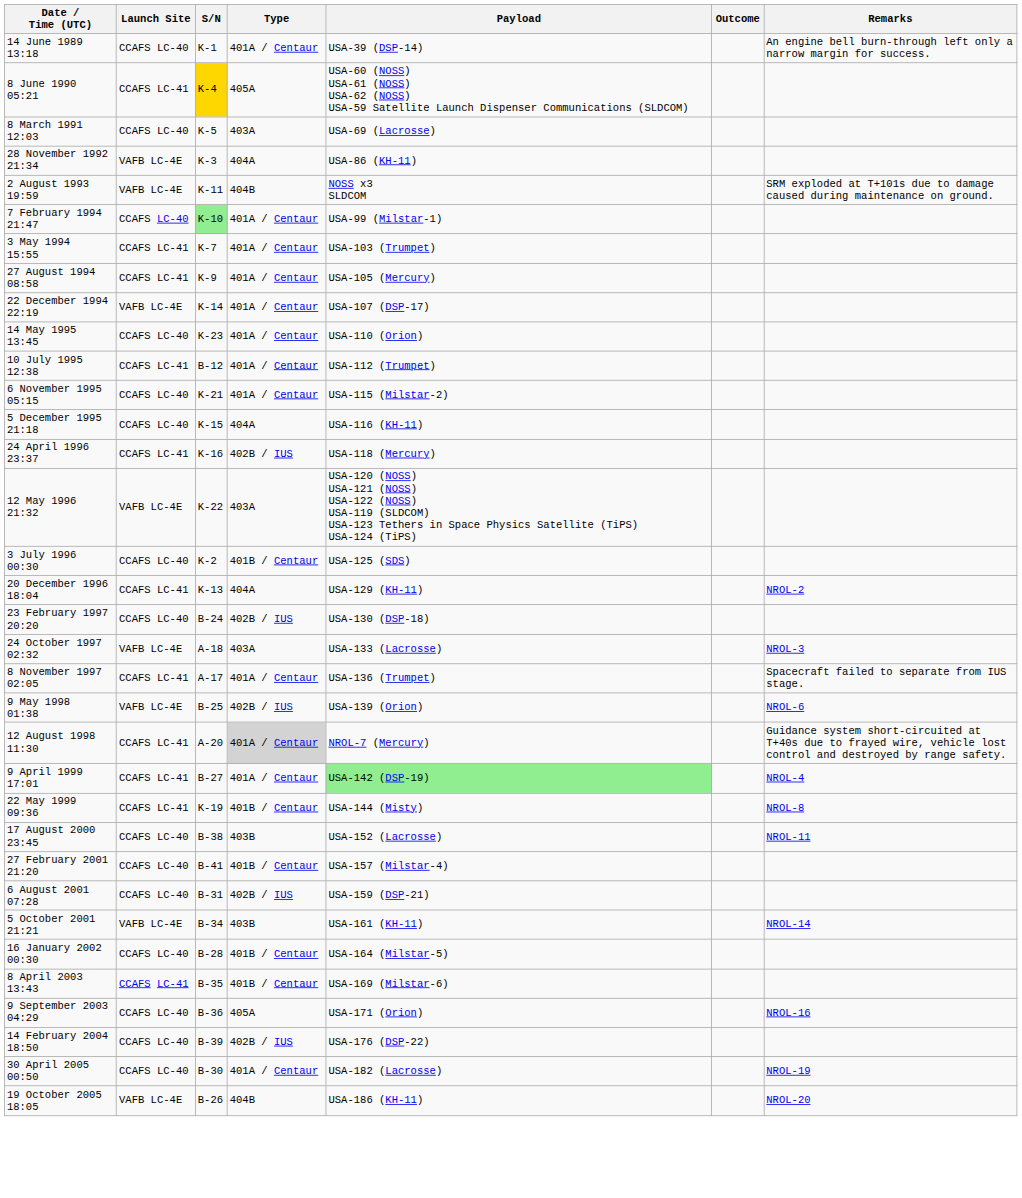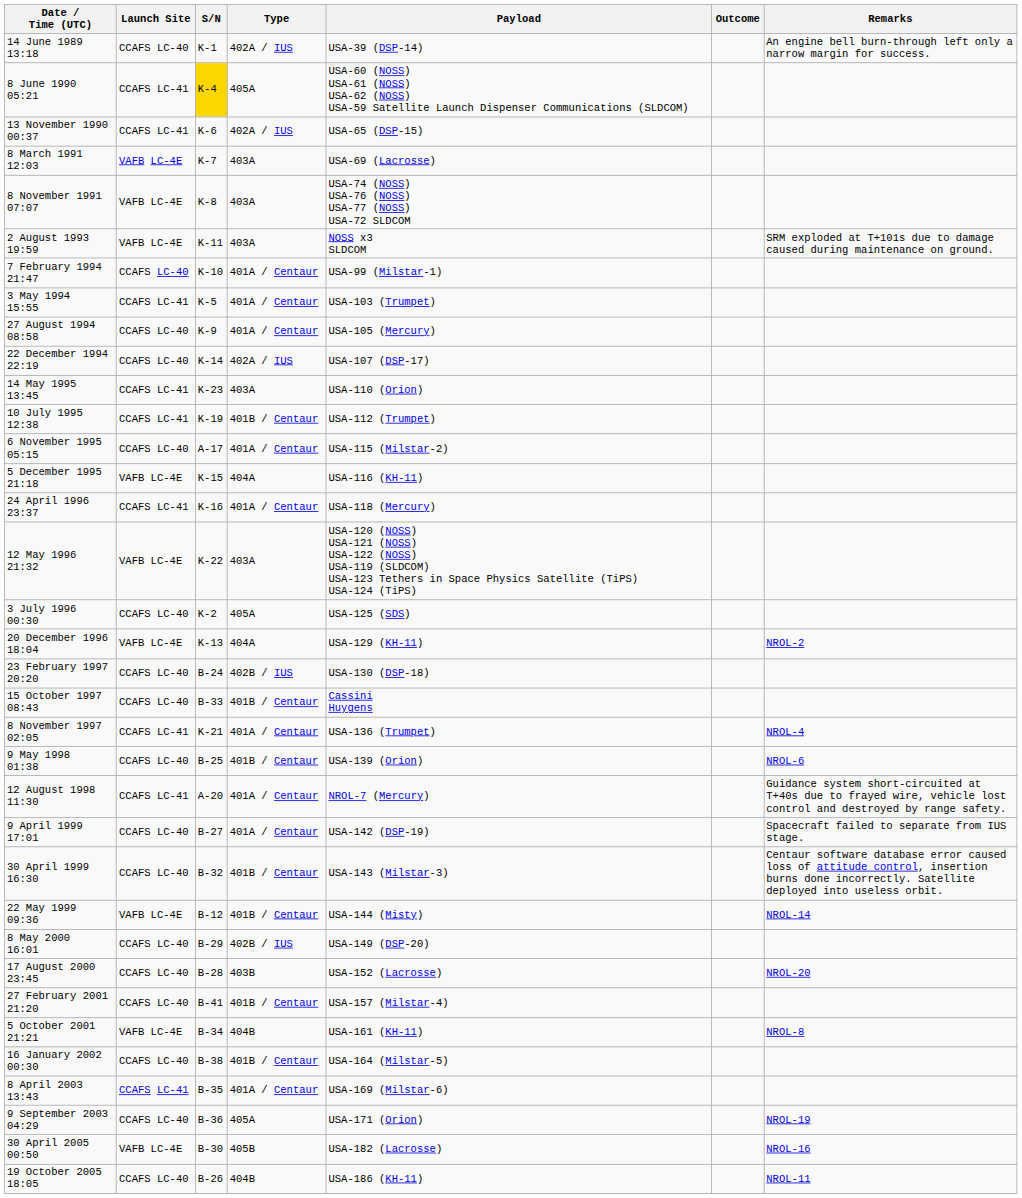(274, 48) 401A / Centaur -> (261, 48) 402A / IUS
+ row: (57, 131)
(154, 131) CCAFS LC-40 -> (151, 161) VAFB LC-4E
(207, 131) K-5 -> (207, 161) K-7
+ row: (54, 202)
- row: (57, 161)
(242, 190) 404B -> (242, 244) 403A
(210, 219) lightgreen background -> (210, 273) no background
(207, 249) K-7 -> (207, 302) K-5
(154, 278) CCAFS LC-41 -> (154, 331) CCAFS LC-40
(151, 307) VAFB LC-4E -> (154, 361) CCAFS LC-40
(274, 307) 401A / Centaur -> (261, 361) 402A / IUS
(154, 336) CCAFS LC-40 -> (154, 390) CCAFS LC-41
(274, 336) 401A / Centaur -> (242, 390) 403A
(210, 366) B-12 -> (210, 419) K-19
(274, 366) 401A / Centaur -> (274, 419) 401B / Centaur
(210, 395) K-21 -> (210, 449) A-17
(154, 424) CCAFS LC-40 -> (151, 478) VAFB LC-4E
(261, 454) 402B / IUS -> (274, 507) 401A / Centaur
(274, 561) 401B / Centaur -> (242, 615) 405A
(154, 590) CCAFS LC-41 -> (151, 644) VAFB LC-4E
+ row: (54, 702)
- row: (54, 649)
(210, 678) A-17 -> (210, 732) K-21
(886, 678) Spacecraft failed to separate from IUS stage. -> (785, 732) NROL-4
(151, 708) VAFB LC-4E -> (154, 761) CCAFS LC-40
(261, 708) 402B / IUS -> (274, 761) 401B / Centaur
(274, 743) lightgrey background -> (274, 797) no background
(154, 778) CCAFS LC-41 -> (154, 832) CCAFS LC-40
(379, 778) lightgreen background -> (379, 832) no background
(785, 778) NROL-4 -> (886, 832) Spacecraft failed to separate from IUS stage.
+ row: (48, 873)
(154, 808) CCAFS LC-41 -> (151, 915) VAFB LC-4E
(210, 808) K-19 -> (210, 915) B-12
(785, 808) NROL-8 -> (788, 915) NROL-14
+ row: (39, 944)
(210, 837) B-38 -> (210, 973) B-28
(788, 837) NROL-11 -> (788, 973) NROL-20
- row: (48, 896)
(242, 925) 403B -> (242, 1032) 404B
(788, 925) NROL-14 -> (785, 1032) NROL-8
(210, 954) B-28 -> (210, 1061) B-38
(274, 983) 401B / Centaur -> (274, 1091) 401A / Centaur
(788, 1013) NROL-16 -> (788, 1120) NROL-19
- row: (57, 1042)
(154, 1071) CCAFS LC-40 -> (151, 1149) VAFB LC-4E
(274, 1071) 401A / Centaur -> (242, 1149) 405B
(788, 1071) NROL-19 -> (788, 1149) NROL-16
(151, 1101) VAFB LC-4E -> (154, 1179) CCAFS LC-40
(788, 1101) NROL-20 -> (788, 1179) NROL-11
